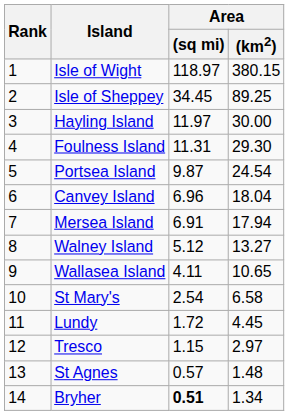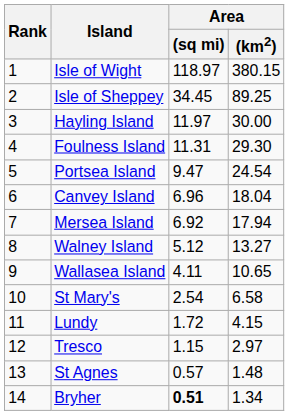(188, 172) 9.87 -> (188, 172) 9.47
(188, 222) 6.91 -> (188, 222) 6.92
(247, 322) 4.45 -> (247, 322) 4.15
